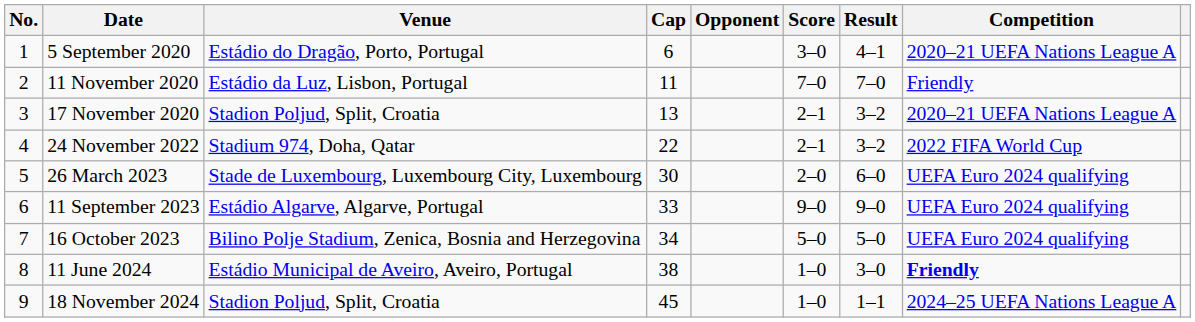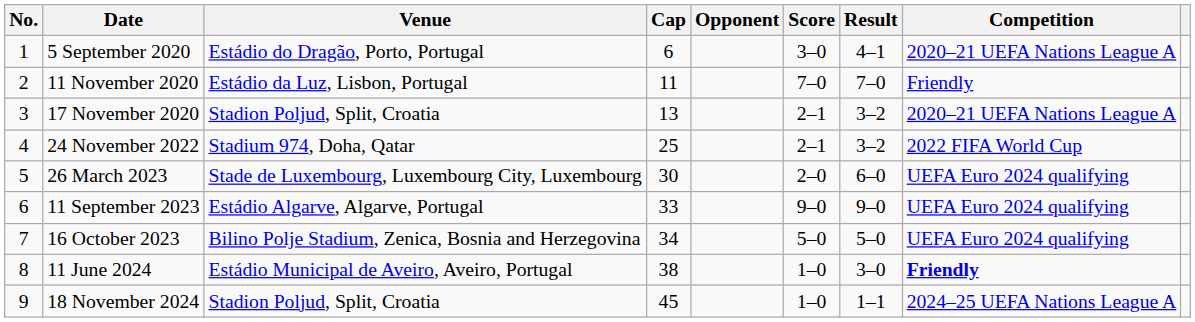(668, 144) 22 -> (668, 144) 25
